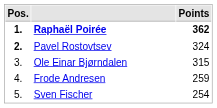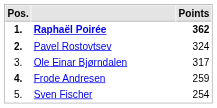(201, 62) 315 -> (201, 62) 317
(18, 78) normal -> (18, 78) bold
